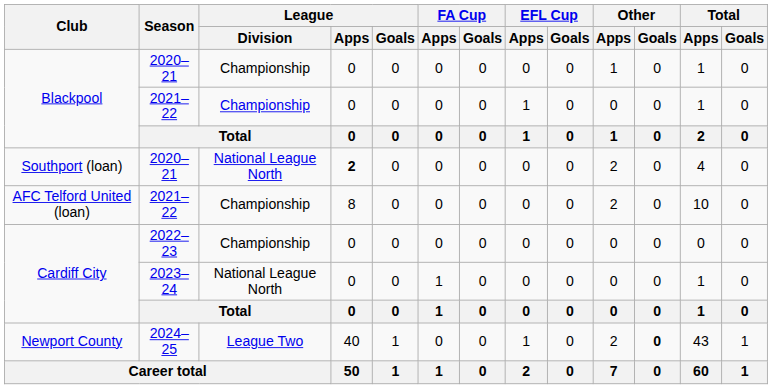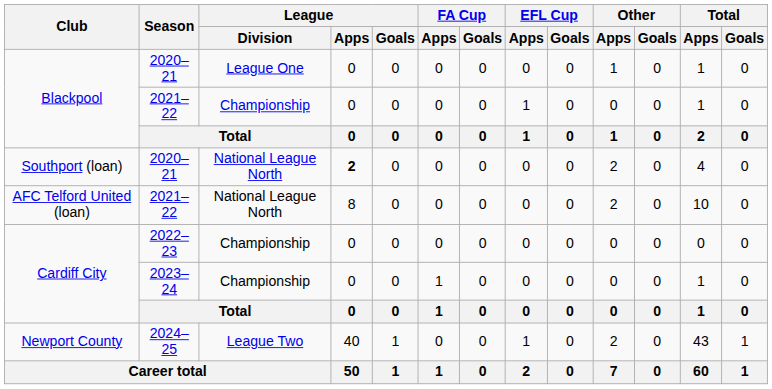(265, 68) Championship -> (265, 68) League One
(265, 205) Championship -> (265, 205) National League North
(265, 281) National League North -> (265, 281) Championship
(657, 341) bold -> (657, 341) normal
